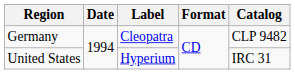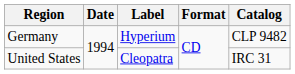(147, 36) Cleopatra -> (148, 36) Hyperium
(148, 58) Hyperium -> (147, 58) Cleopatra
